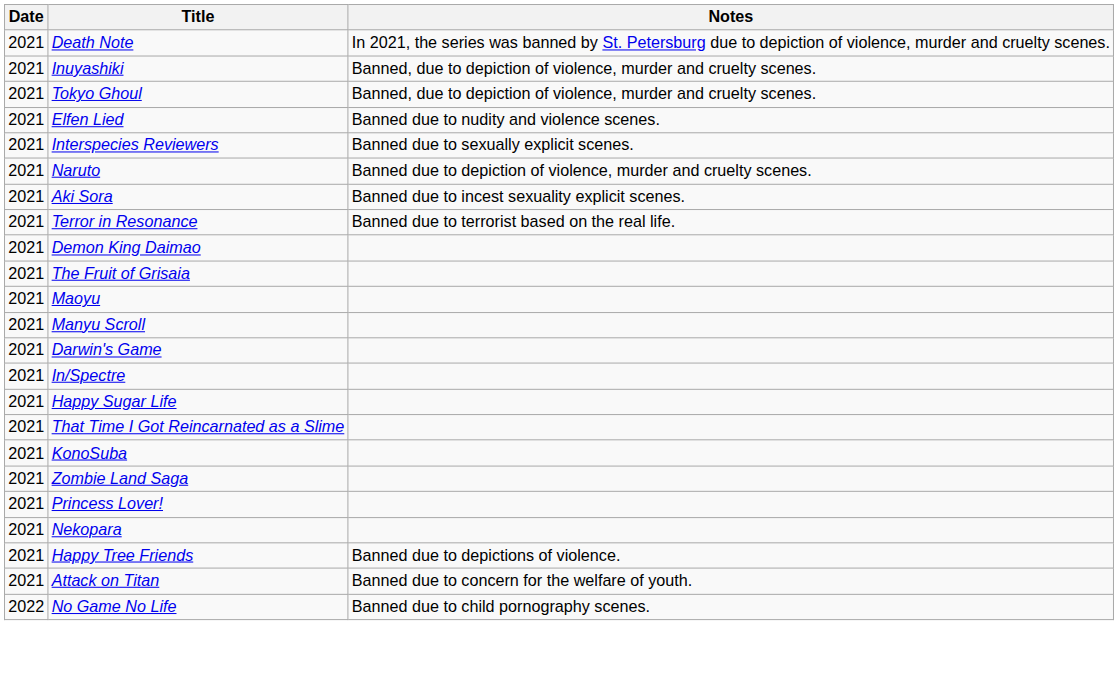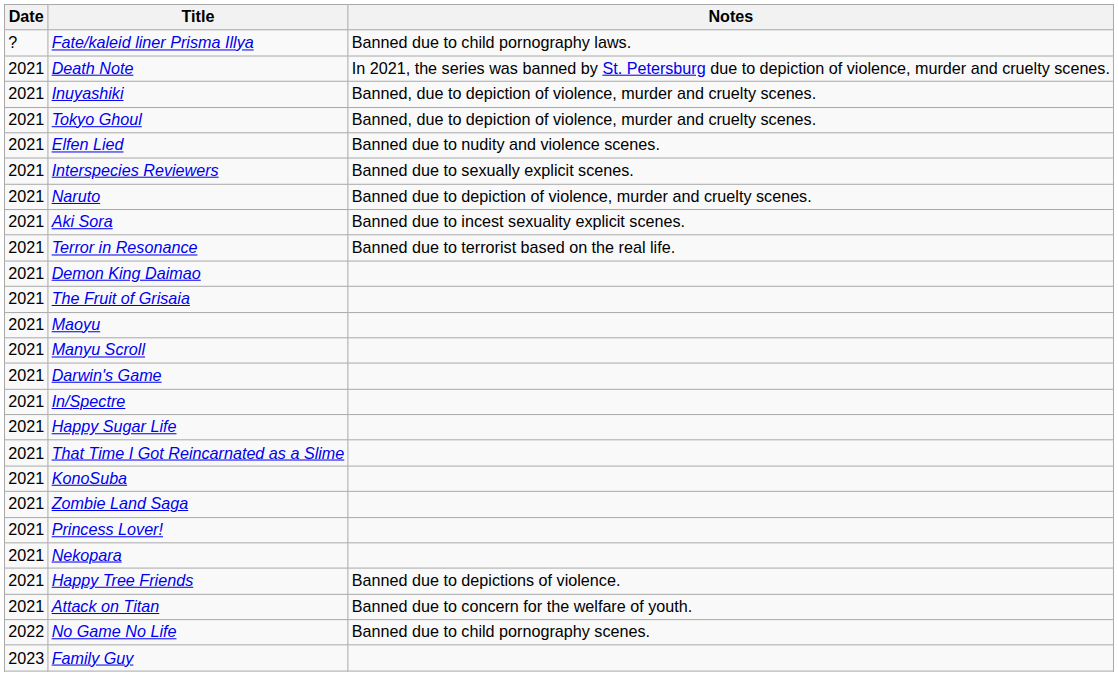+ row: (153, 42)
+ row: (92, 658)
